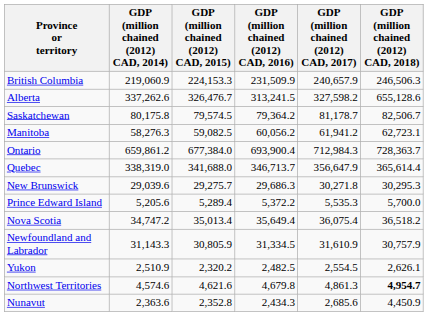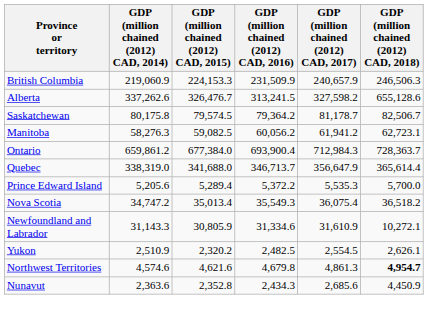- row: (43, 185)
(276, 220) 35,649.4 -> (276, 203) 35,549.3
(276, 244) 31,334.5 -> (276, 226) 31,334.6
(401, 244) 30,757.9 -> (401, 226) 10,272.1
